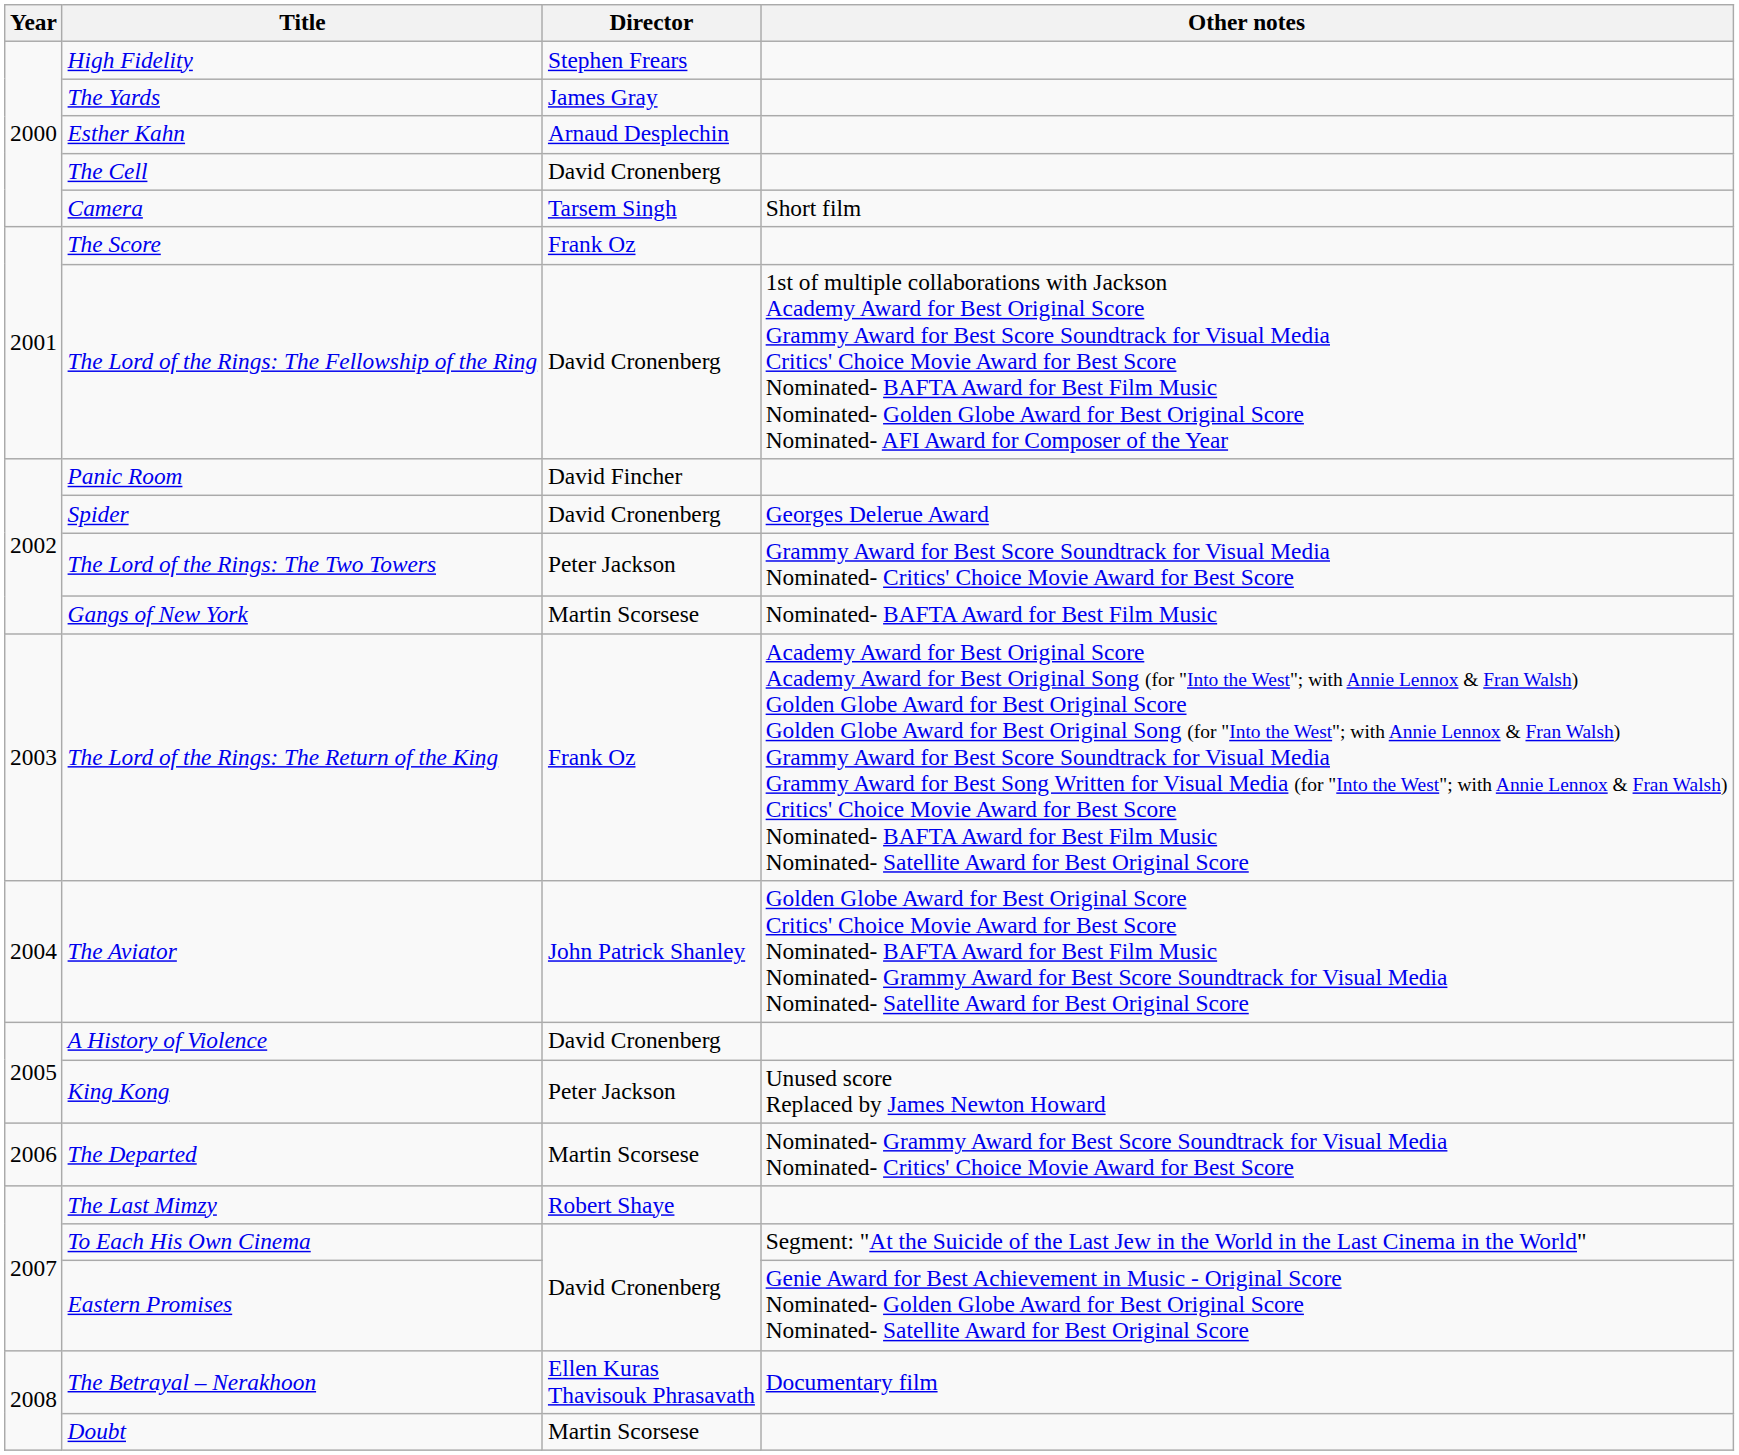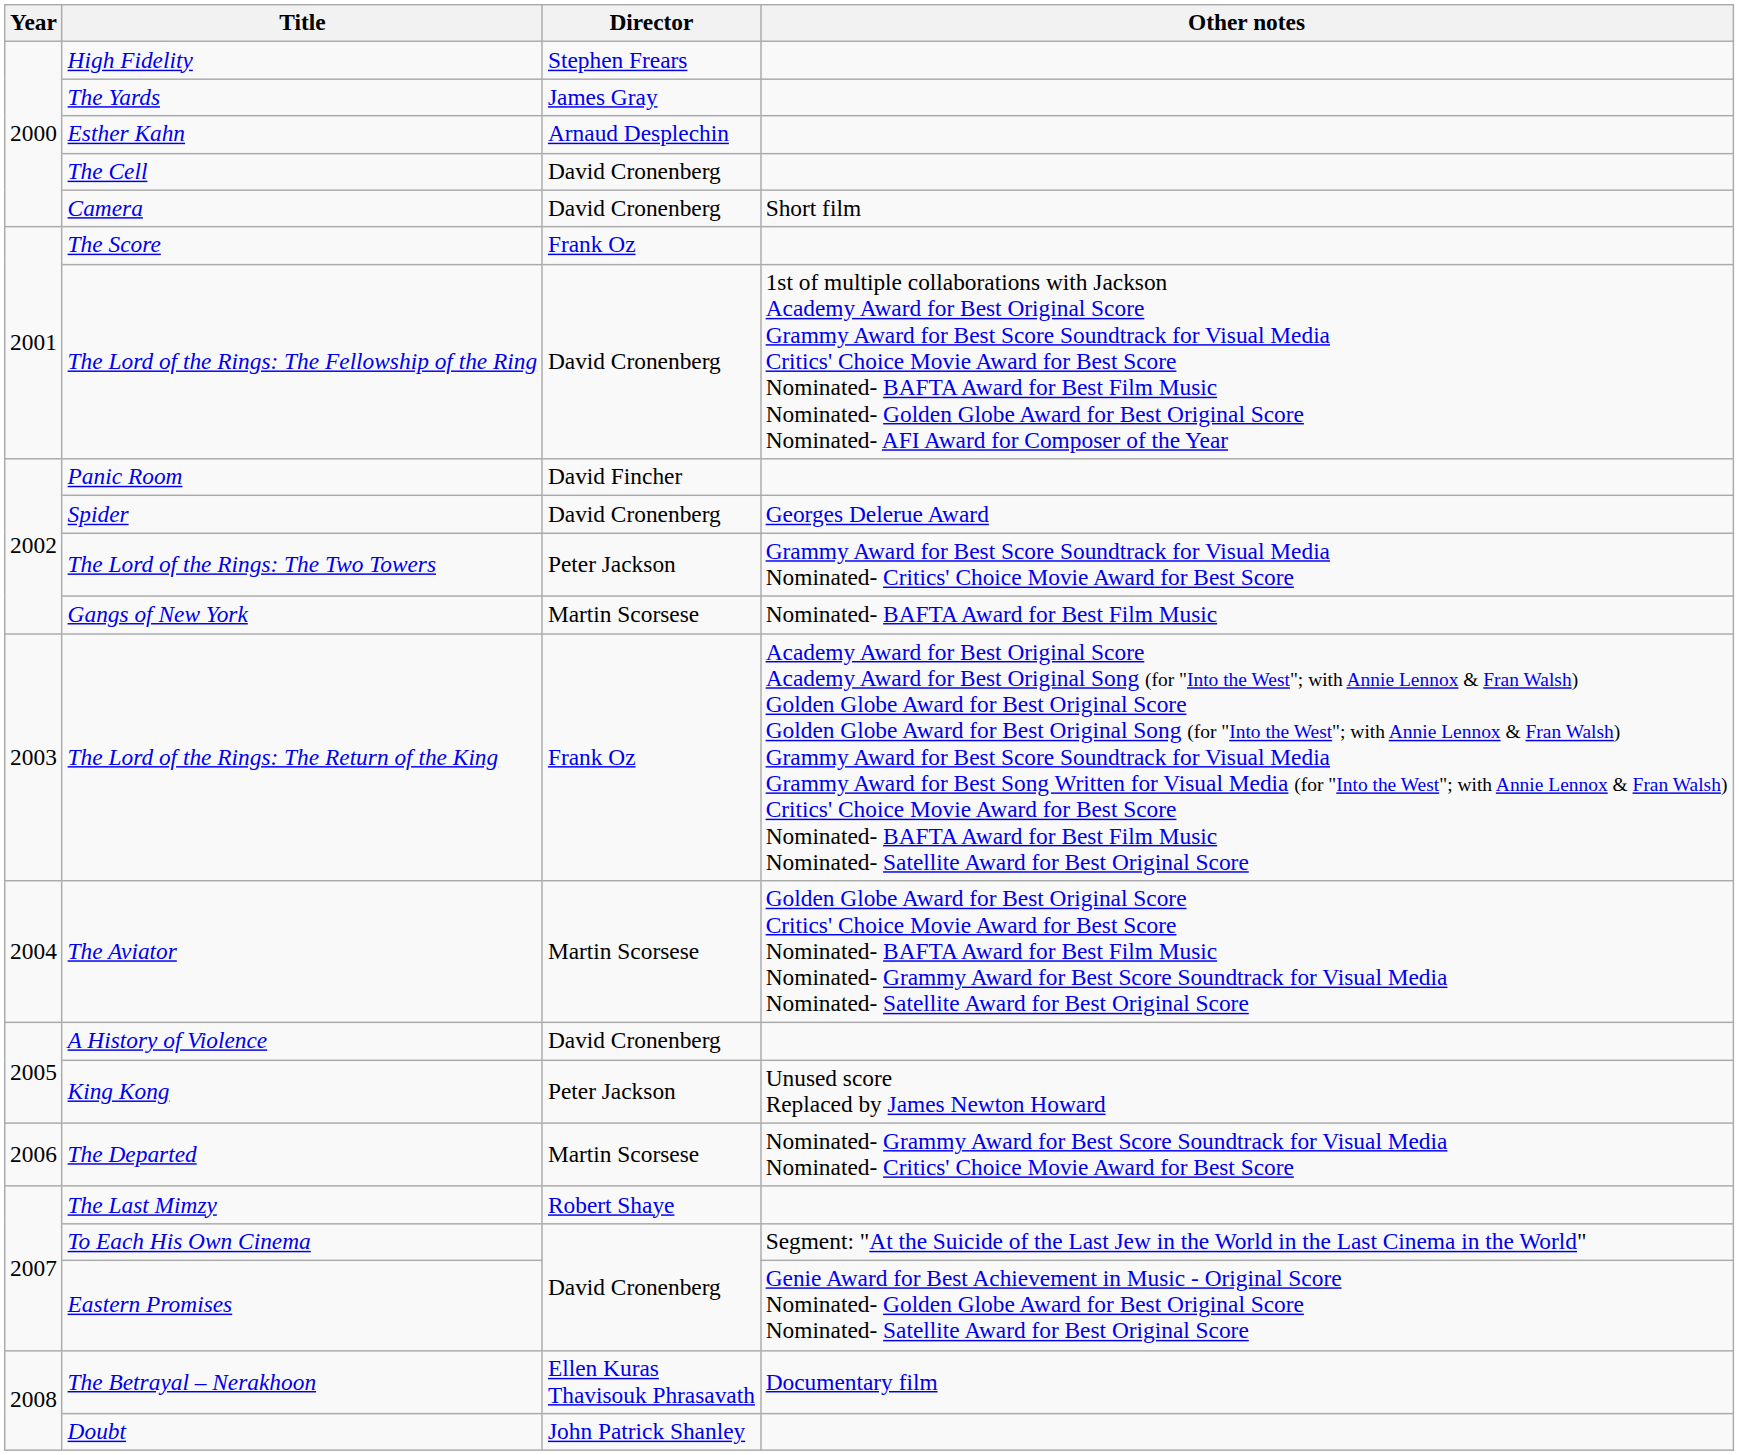(612, 208) Tarsem Singh -> (634, 208) David Cronenberg
(647, 951) John Patrick Shanley -> (624, 951) Martin Scorsese
(624, 1431) Martin Scorsese -> (647, 1431) John Patrick Shanley
